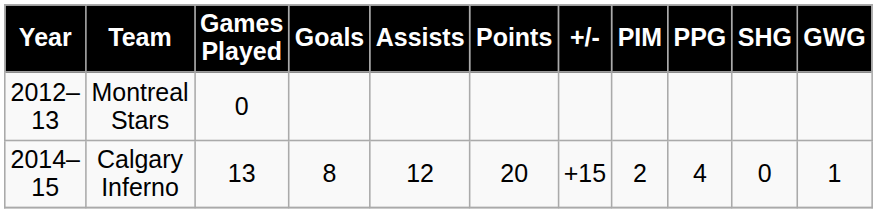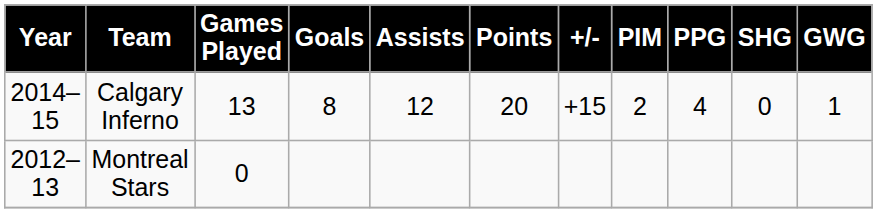rows swapped: (140, 105) <-> (140, 173)
